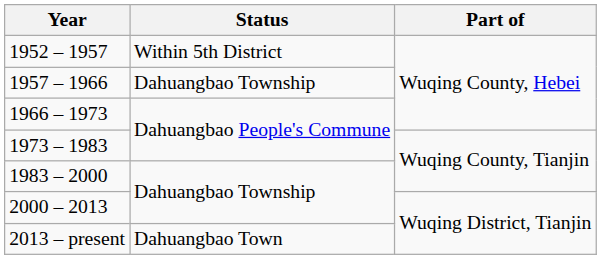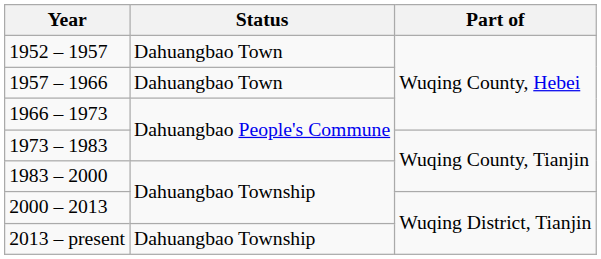(208, 51) Within 5th District -> (208, 51) Dahuangbao Town
(225, 82) Dahuangbao Township -> (208, 82) Dahuangbao Town
(208, 238) Dahuangbao Town -> (225, 238) Dahuangbao Township
